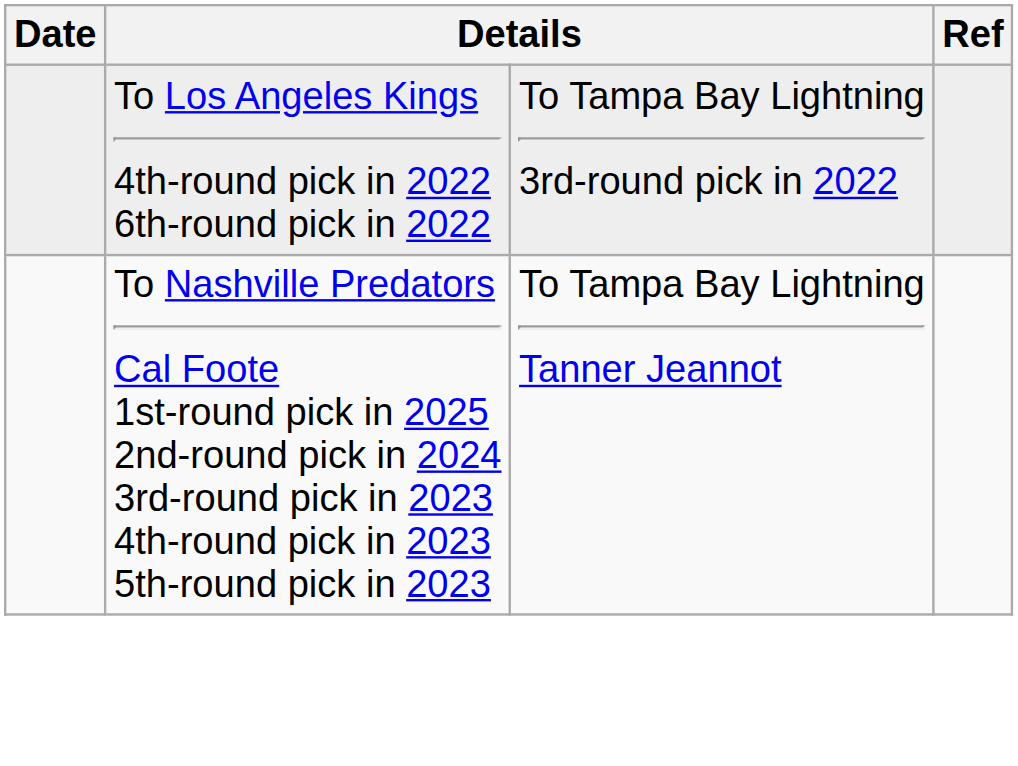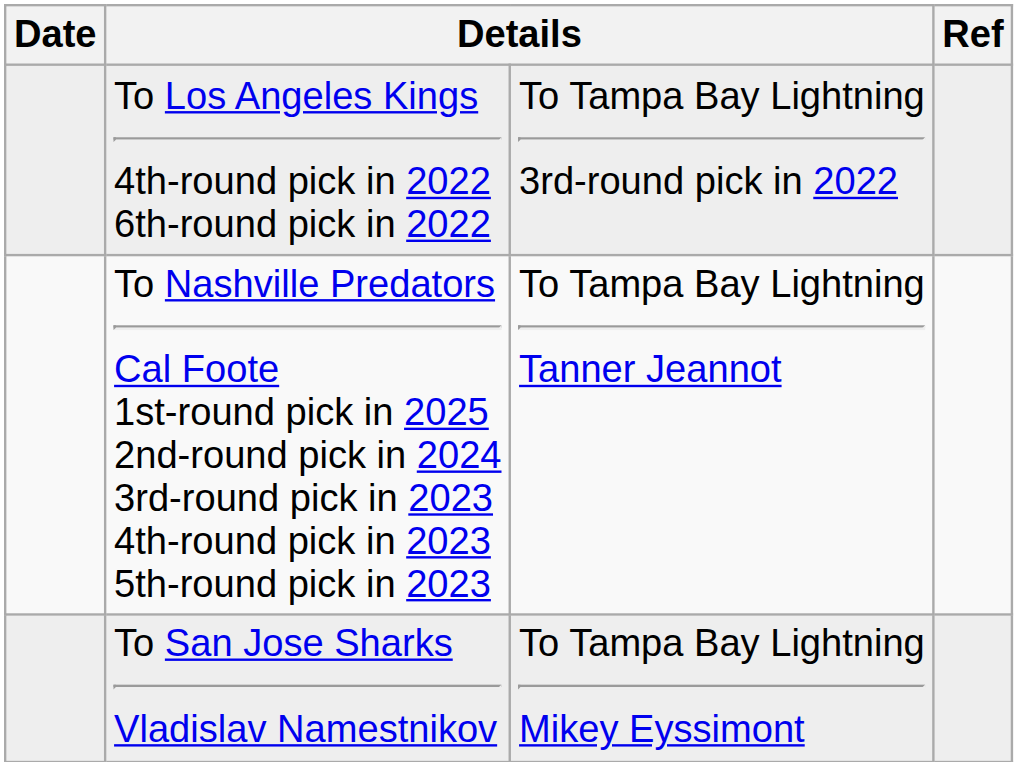+ row: (308, 687)
